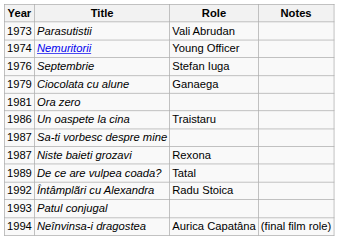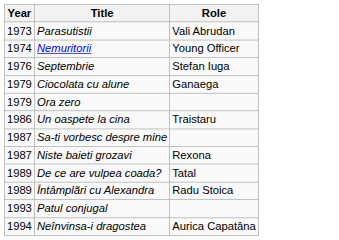- column: (296, 13)
(19, 102) 1981 -> (19, 102) 1979
(19, 191) 1992 -> (19, 191) 1989
